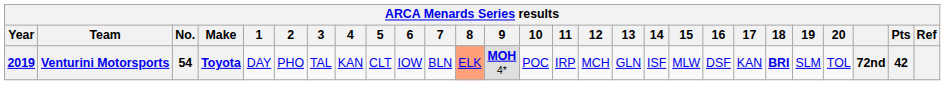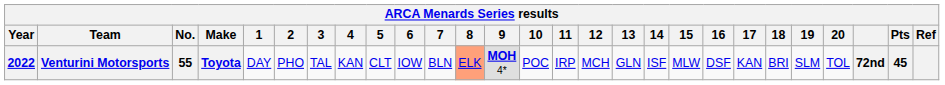(21, 63) 2019 -> (21, 63) 2022
(185, 63) 54 -> (185, 63) 55
(779, 63) bold -> (778, 63) normal
(901, 63) 42 -> (900, 63) 45
